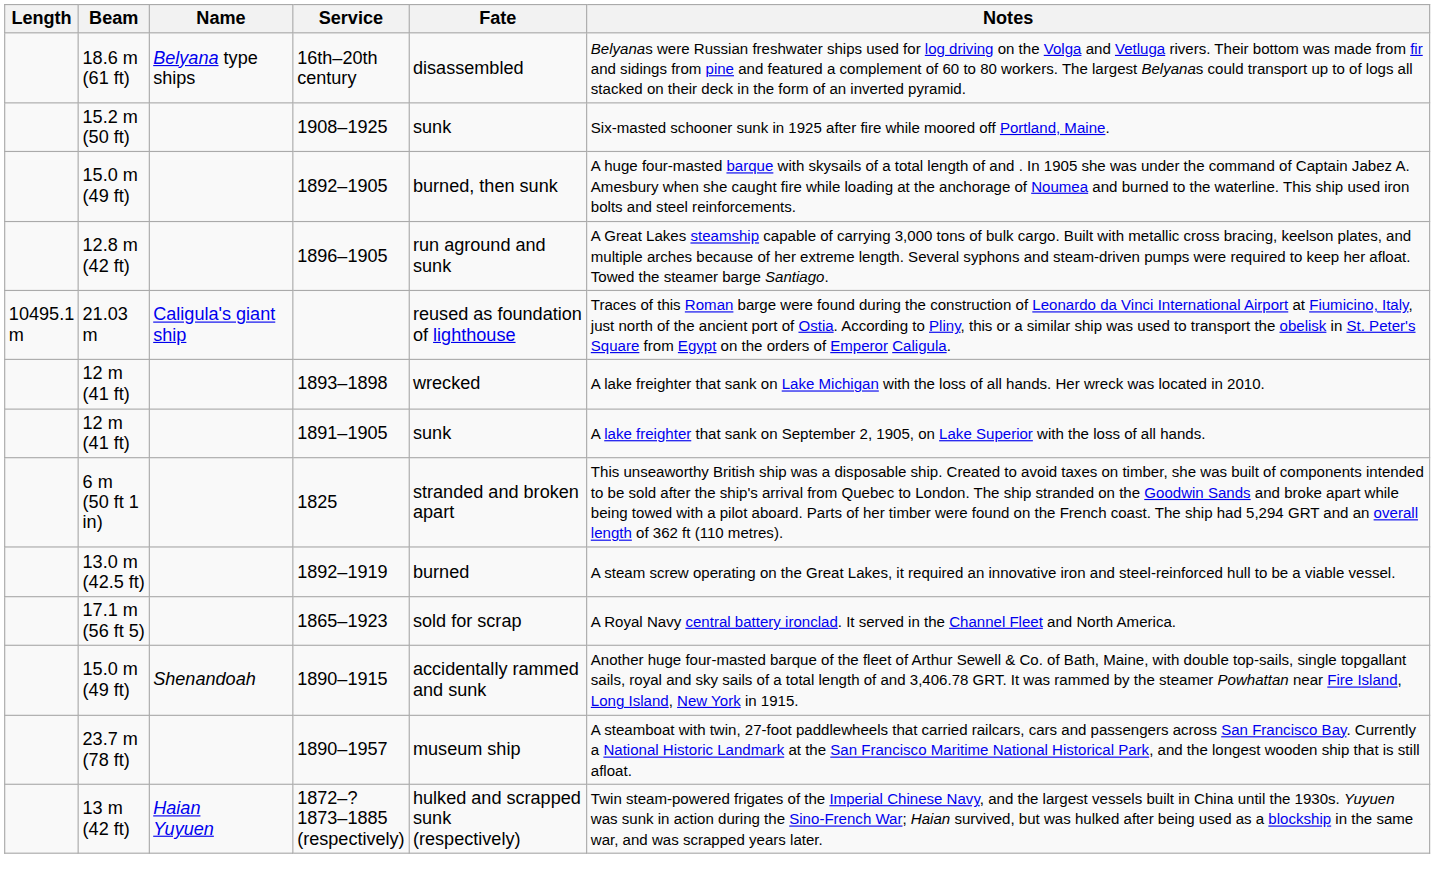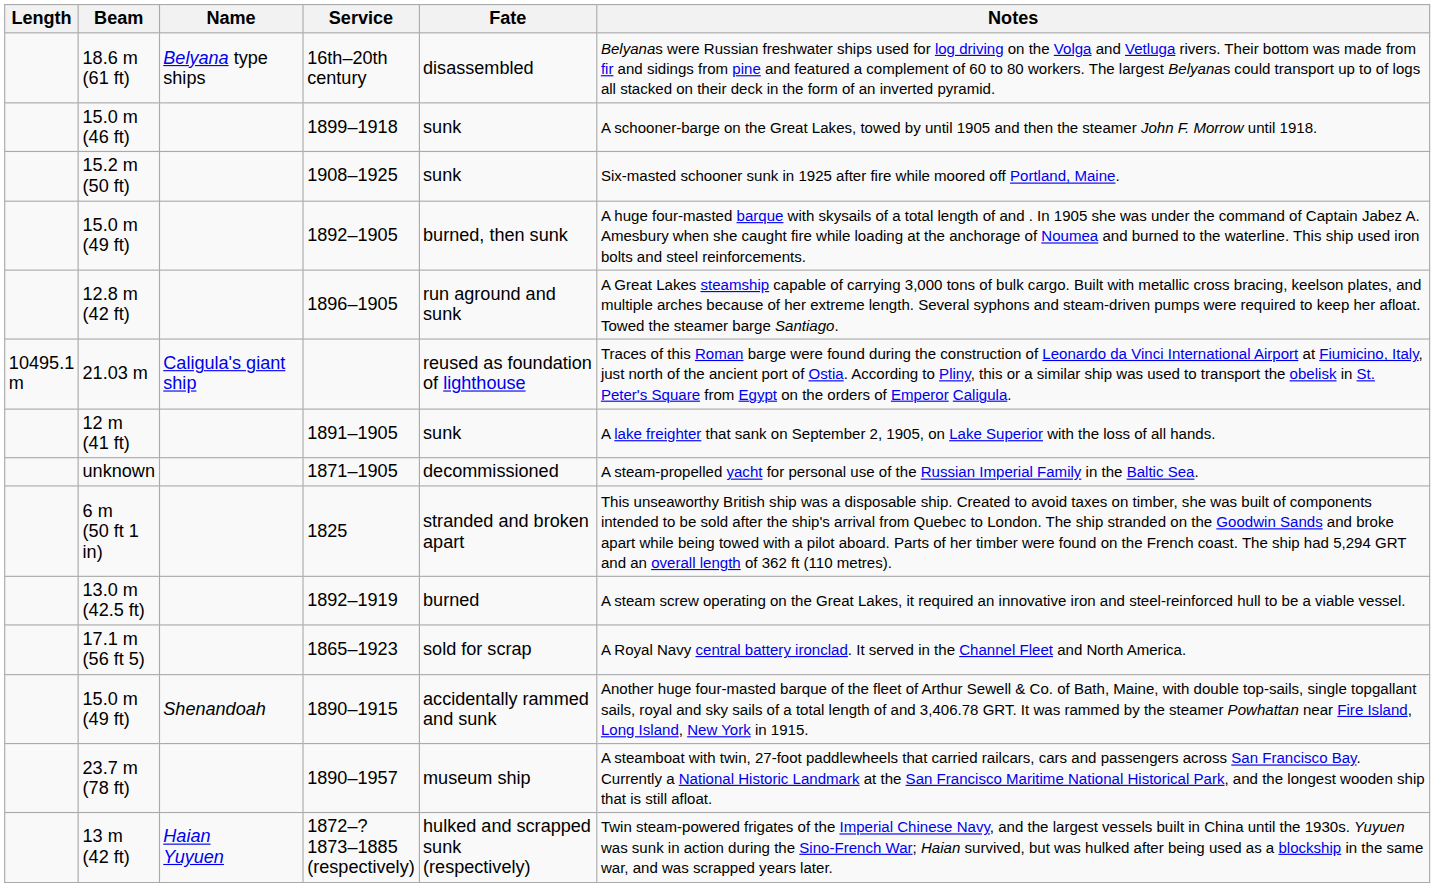+ row: (352, 127)
- row: (342, 384)
+ row: (352, 471)
